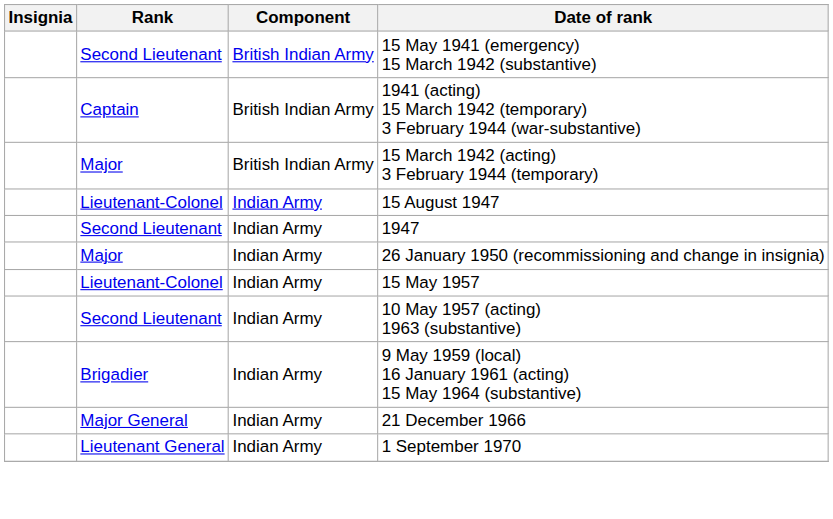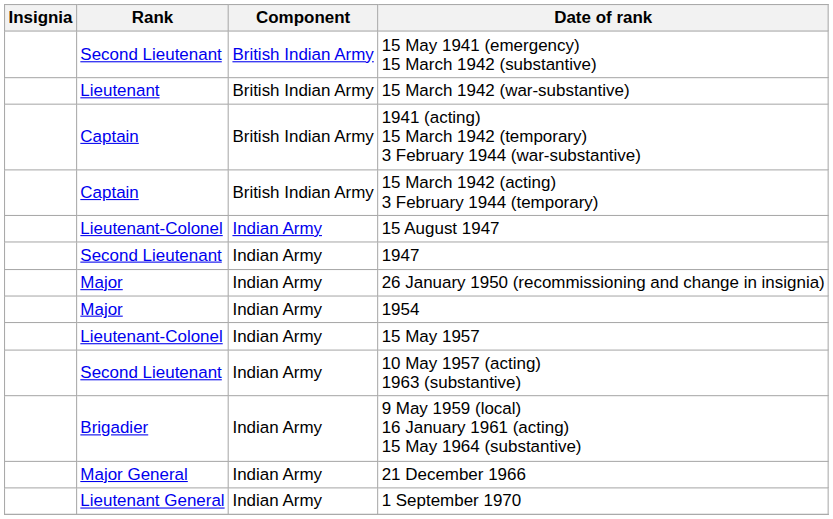+ row: (506, 90)
(102, 165) Major -> (110, 192) Captain
+ row: (401, 309)
